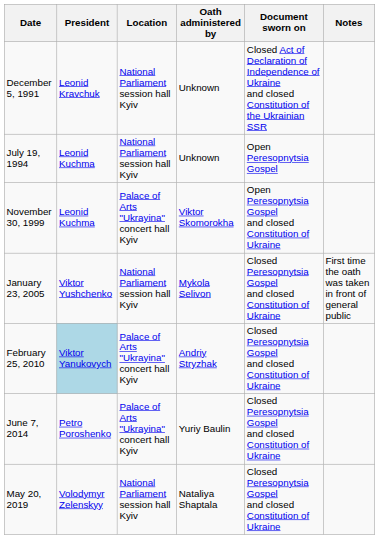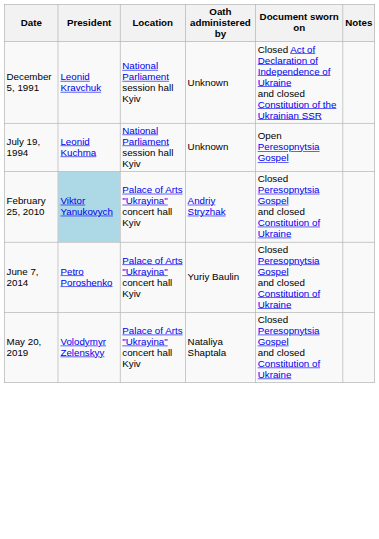- row: (29, 217)
- row: (26, 288)
(145, 499) National Parliament session hall Kyiv -> (152, 347) Palace of Arts "Ukrayina" concert hall Kyiv
